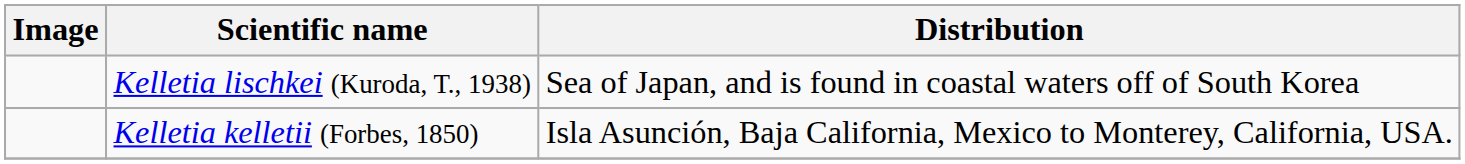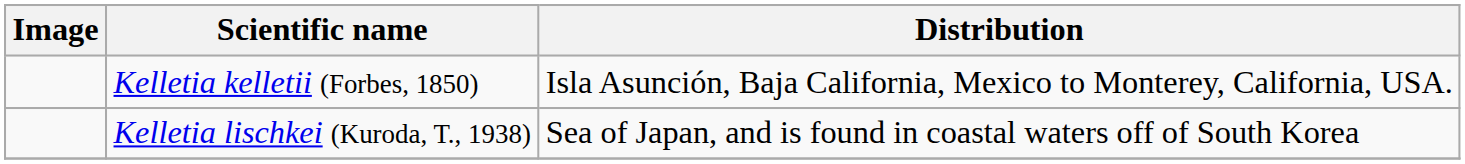rows swapped: (296, 132) <-> (322, 81)
